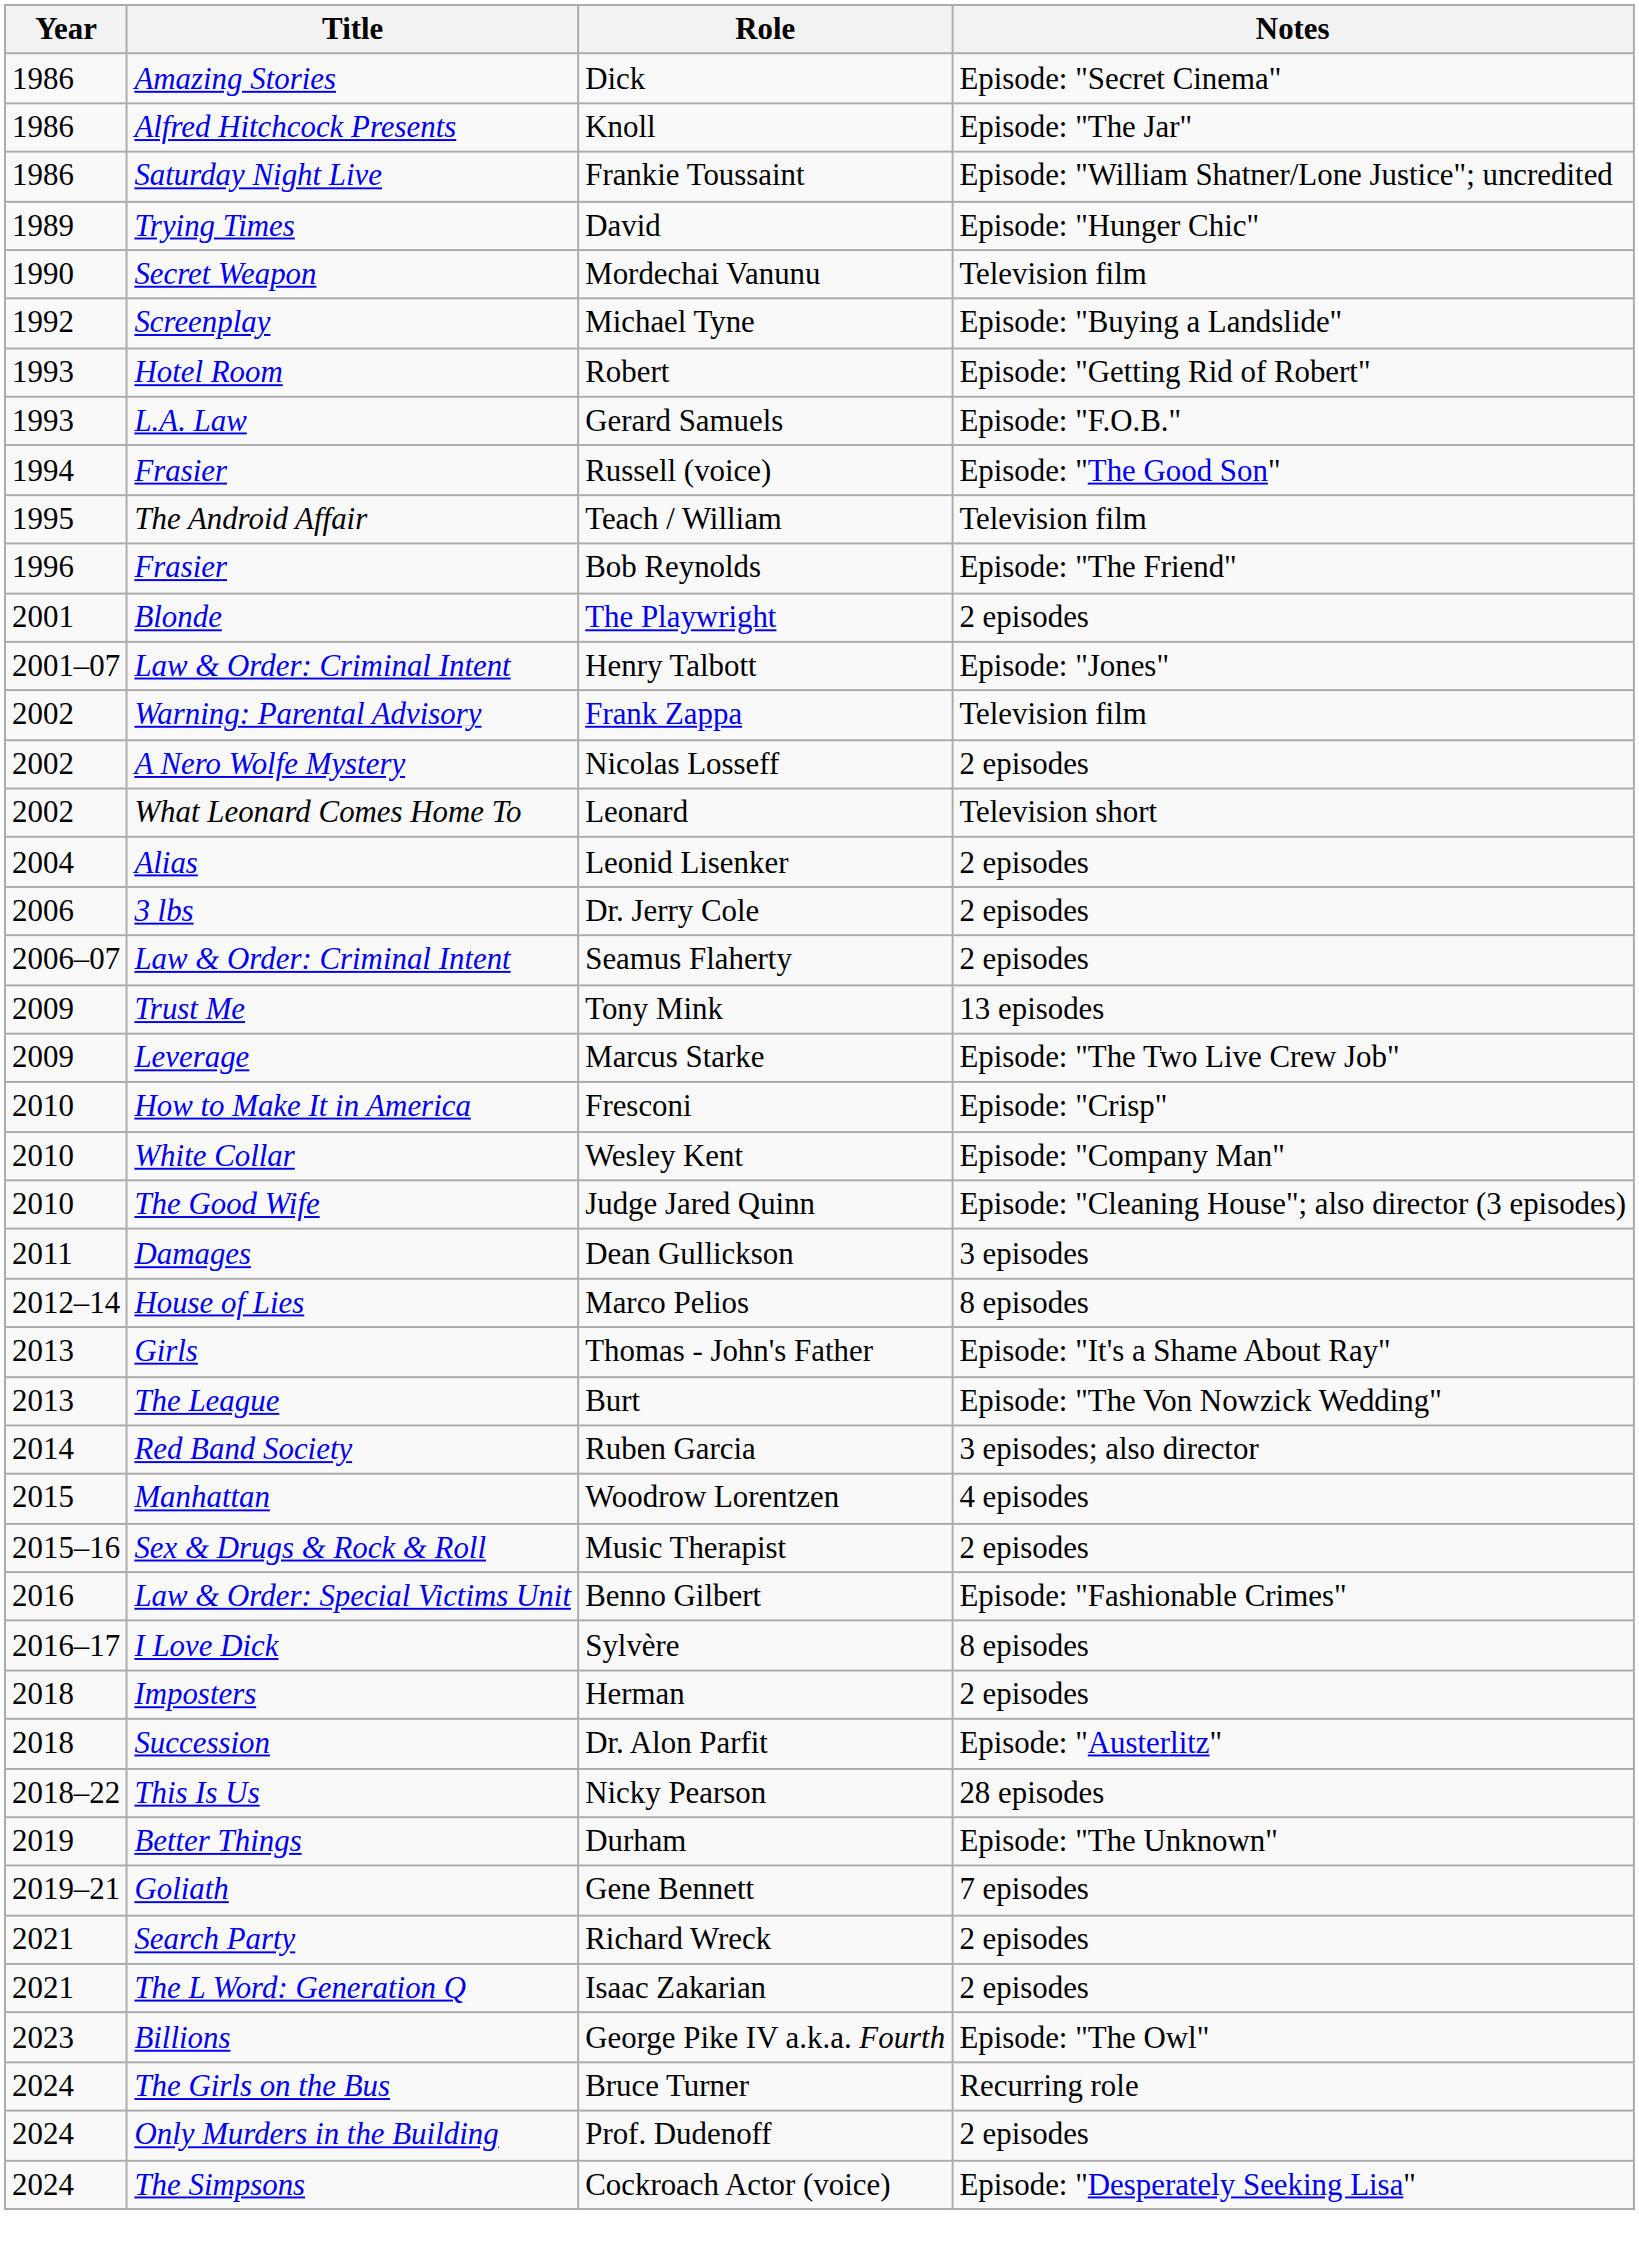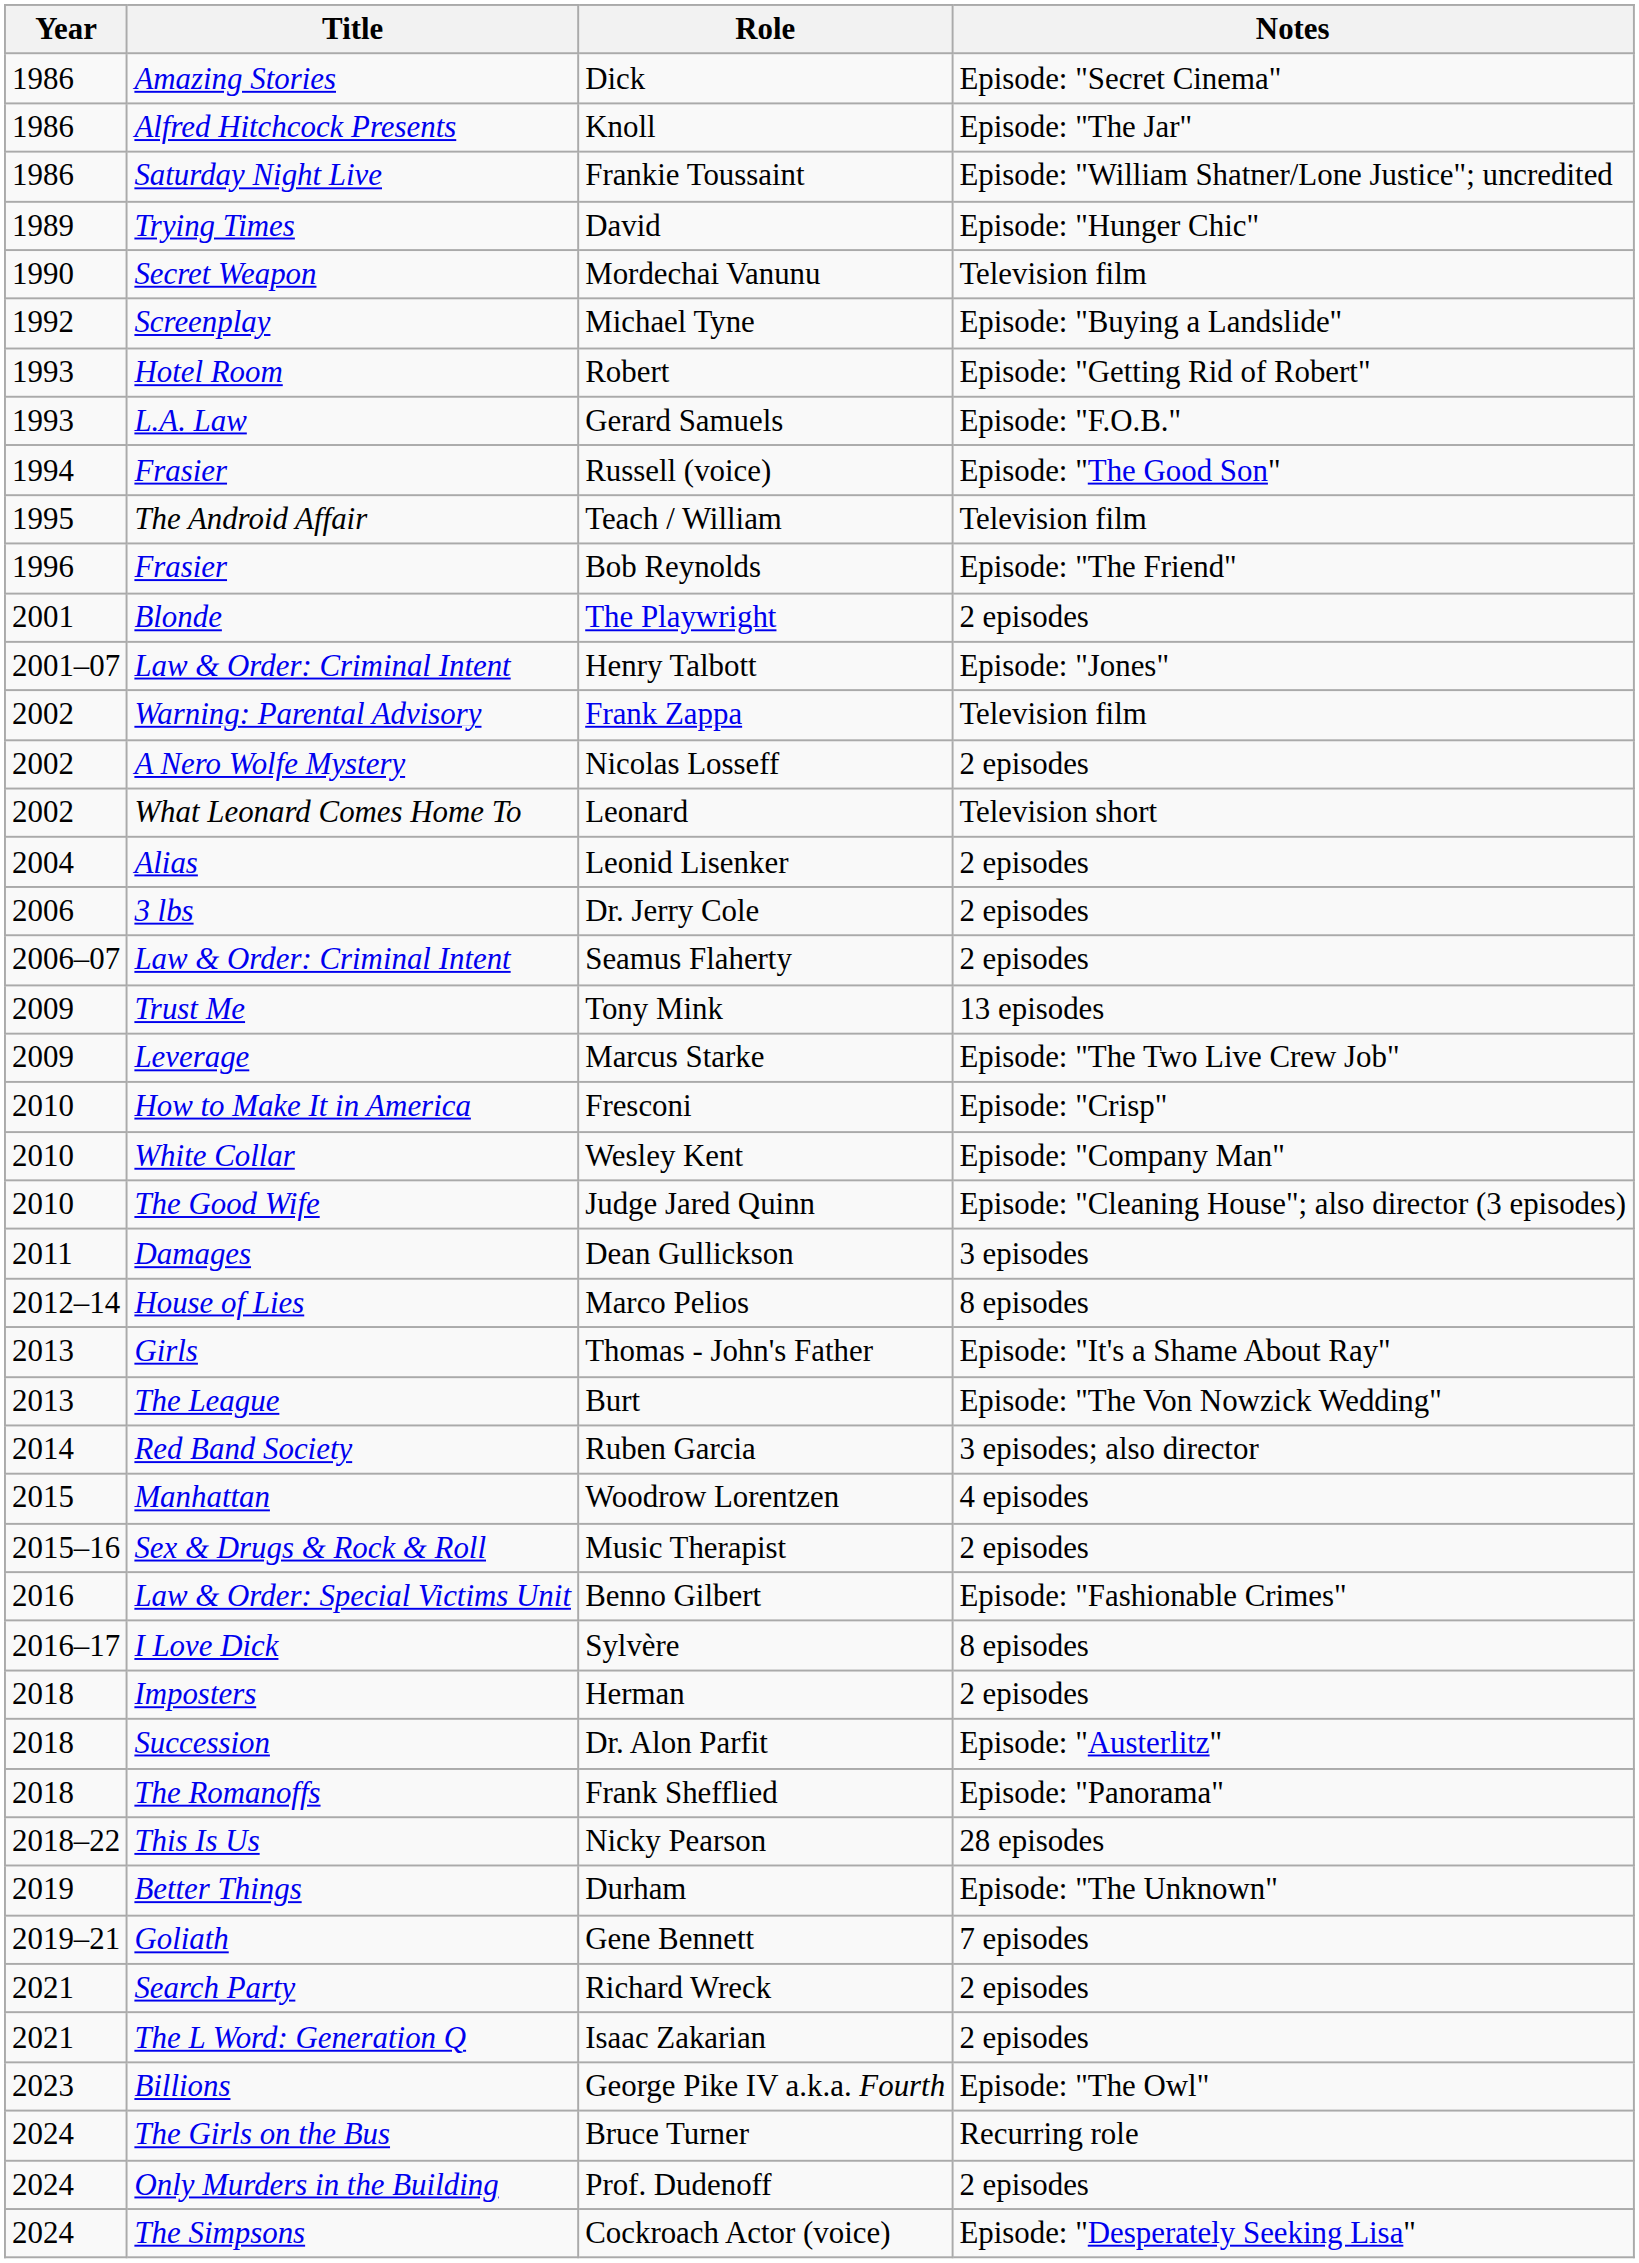+ row: (681, 1792)
